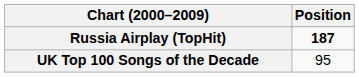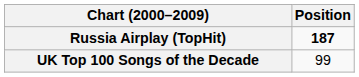(323, 60) 95 -> (323, 60) 99
